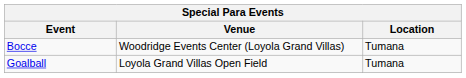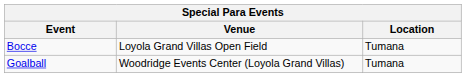(232, 47) Woodridge Events Center (Loyola Grand Villas) -> (193, 47) Loyola Grand Villas Open Field
(193, 64) Loyola Grand Villas Open Field -> (232, 64) Woodridge Events Center (Loyola Grand Villas)
